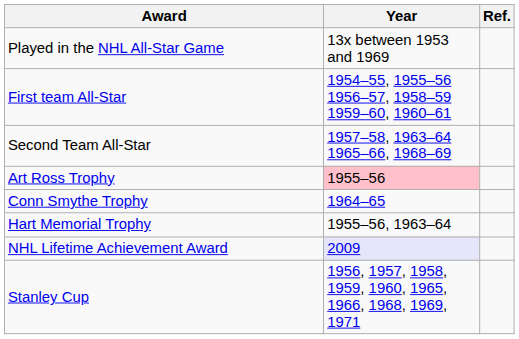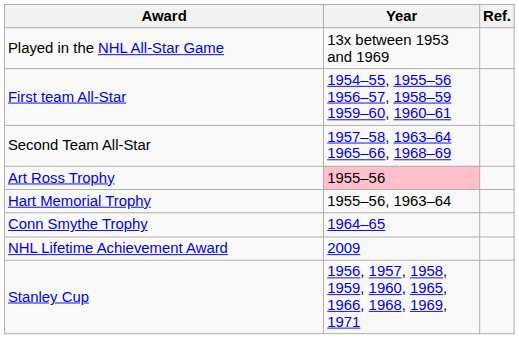rows swapped: (79, 224) <-> (78, 201)
(344, 248) lavender background -> (344, 248) no background
